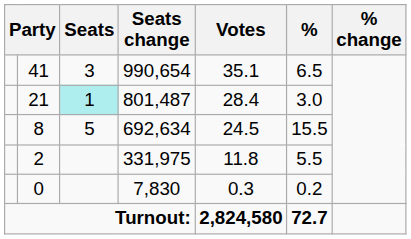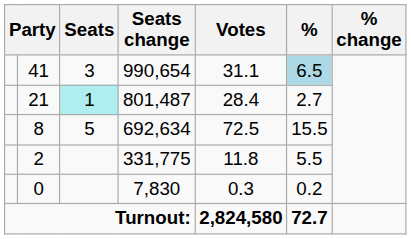(241, 70) 35.1 -> (241, 70) 31.1
(309, 70) no background -> (309, 70) lightblue background
(309, 99) 3.0 -> (309, 99) 2.7
(241, 129) 24.5 -> (241, 129) 72.5
(157, 159) 331,975 -> (157, 159) 331,775
